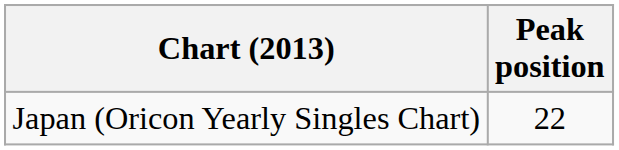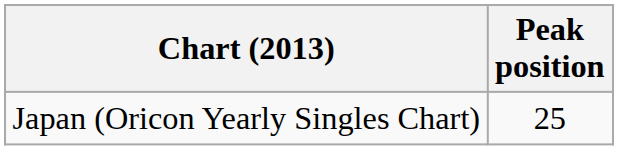(550, 117) 22 -> (550, 117) 25
